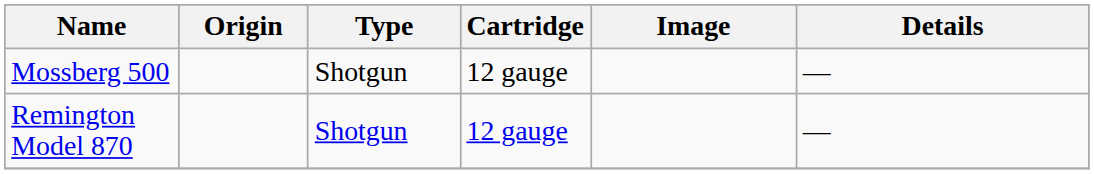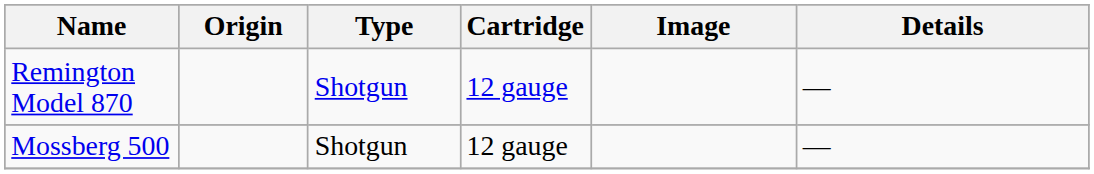rows swapped: (73, 130) <-> (90, 70)
